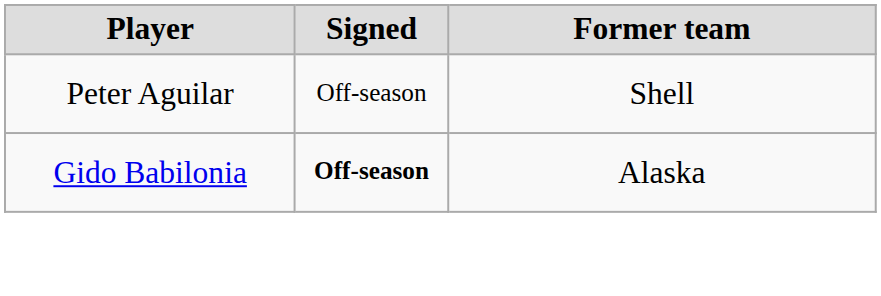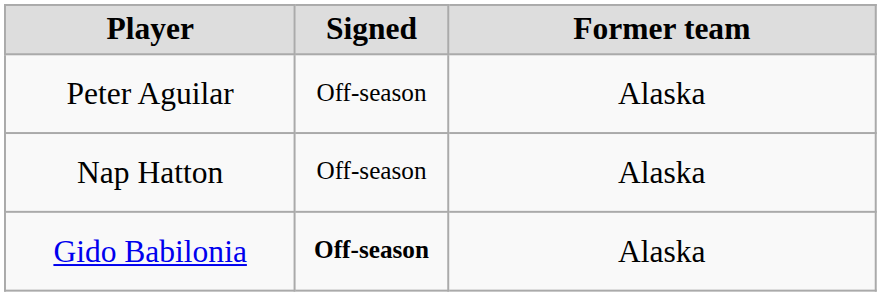(662, 93) Shell -> (662, 93) Alaska
+ row: (150, 172)
